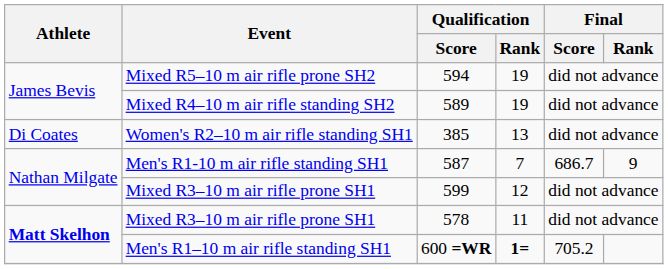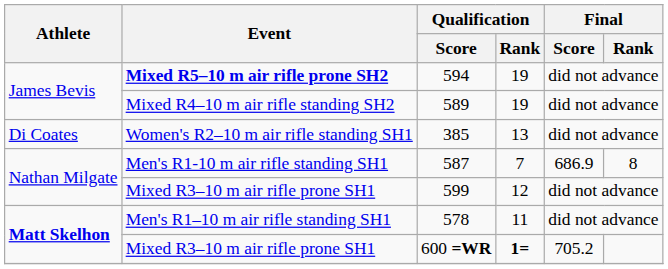(250, 76) normal -> (257, 76) bold
(574, 162) 686.7 -> (574, 162) 686.9
(633, 162) 9 -> (633, 162) 8
(250, 220) Mixed R3–10 m air rifle prone SH1 -> (258, 220) Men's R1–10 m air rifle standing SH1
(258, 249) Men's R1–10 m air rifle standing SH1 -> (250, 249) Mixed R3–10 m air rifle prone SH1
